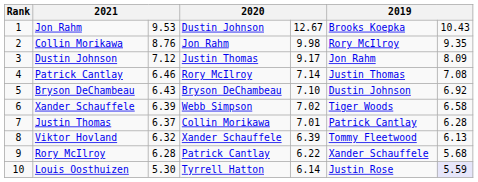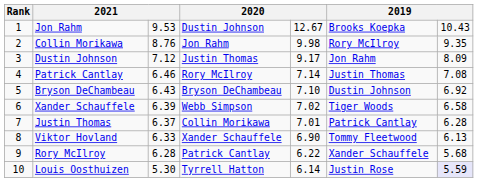(164, 139) 6.32 -> (164, 139) 6.33
(308, 139) 6.39 -> (308, 139) 6.90
